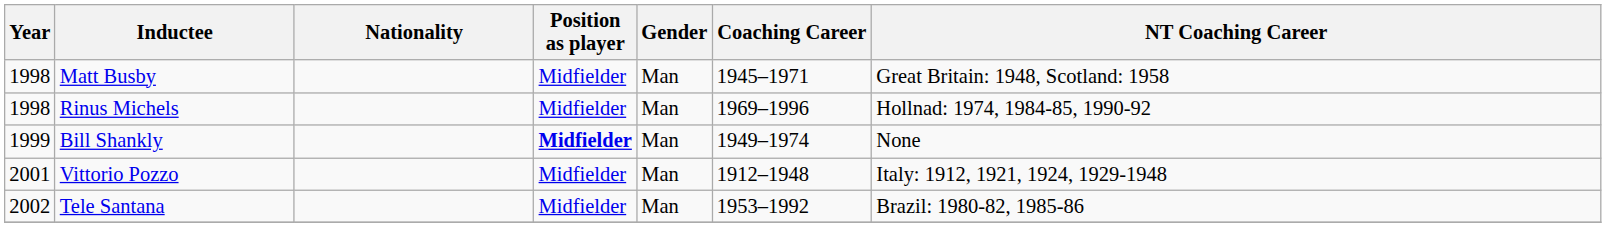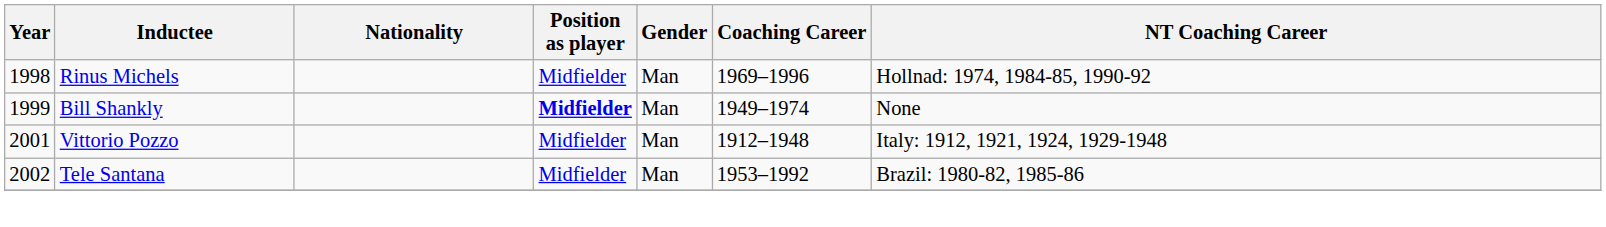- row: (108, 76)
